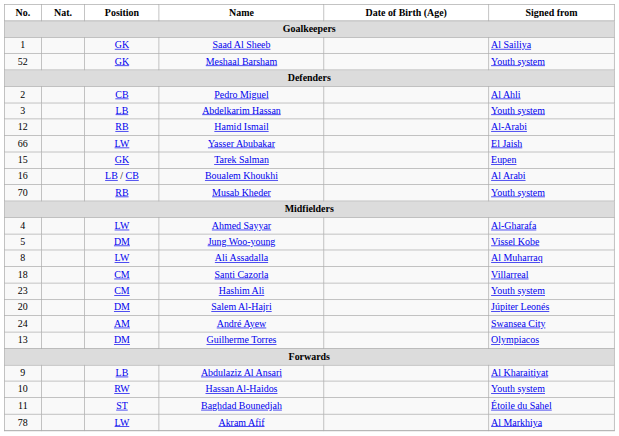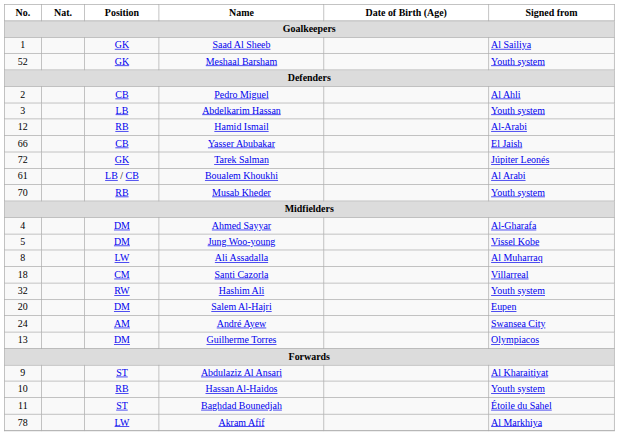(122, 144) LW -> (122, 144) CB
(23, 160) 15 -> (23, 160) 72
(504, 160) Eupen -> (520, 160) Júpiter Leonés
(23, 176) 16 -> (23, 176) 61
(122, 226) LW -> (122, 226) DM
(23, 291) 23 -> (23, 291) 32
(122, 291) CM -> (122, 291) RW
(520, 308) Júpiter Leonés -> (504, 308) Eupen
(122, 373) LB -> (122, 373) ST
(122, 389) RW -> (122, 389) RB
